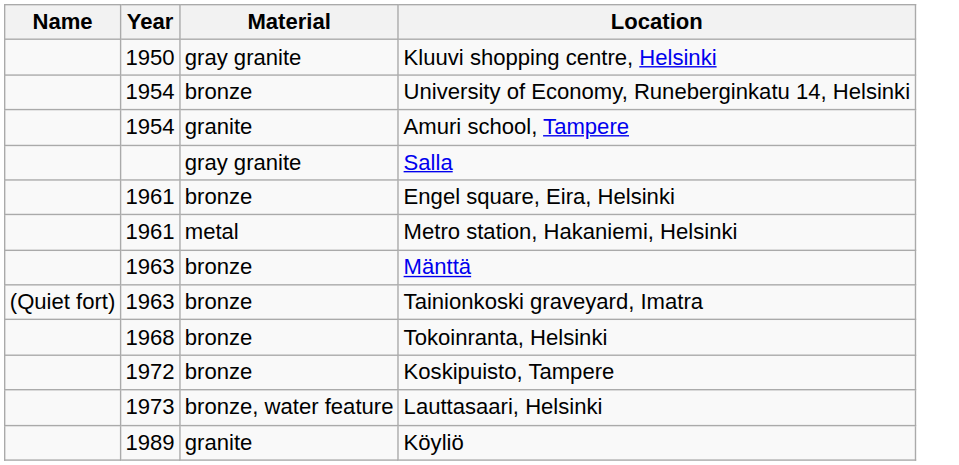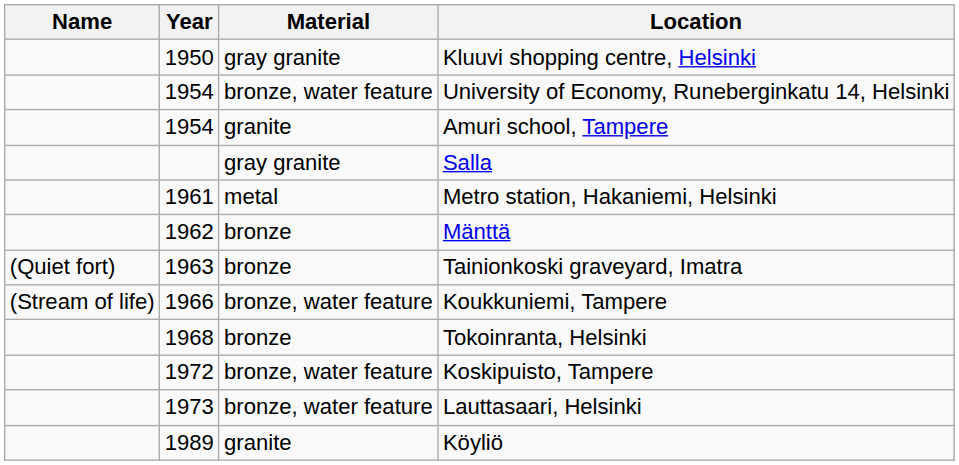(219, 92) bronze -> (328, 92) bronze, water feature
- row: (539, 197)
(150, 267) 1963 -> (189, 232) 1962
+ row: (555, 302)
(219, 372) bronze -> (328, 372) bronze, water feature
